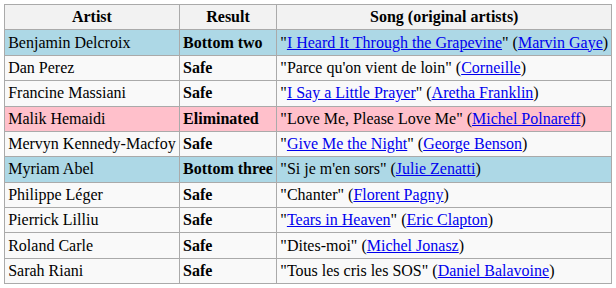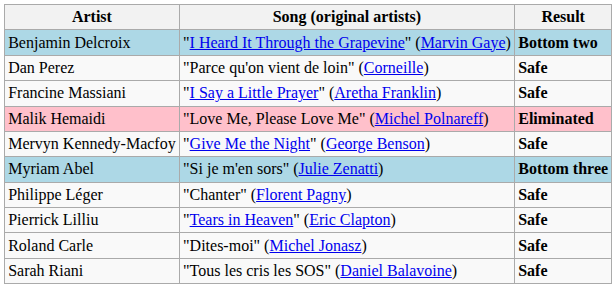columns swapped: (444, 17) <-> (228, 17)
